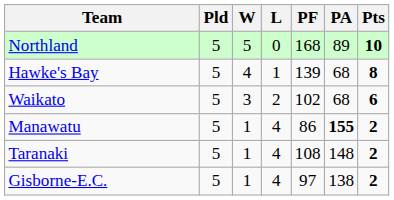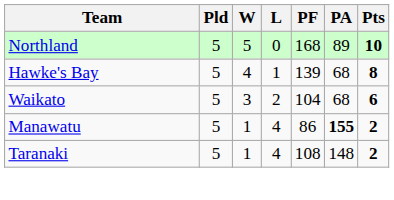(308, 99) 102 -> (308, 99) 104
- row: (58, 180)
